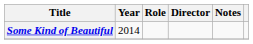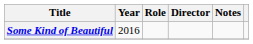(129, 30) 2014 -> (129, 30) 2016
